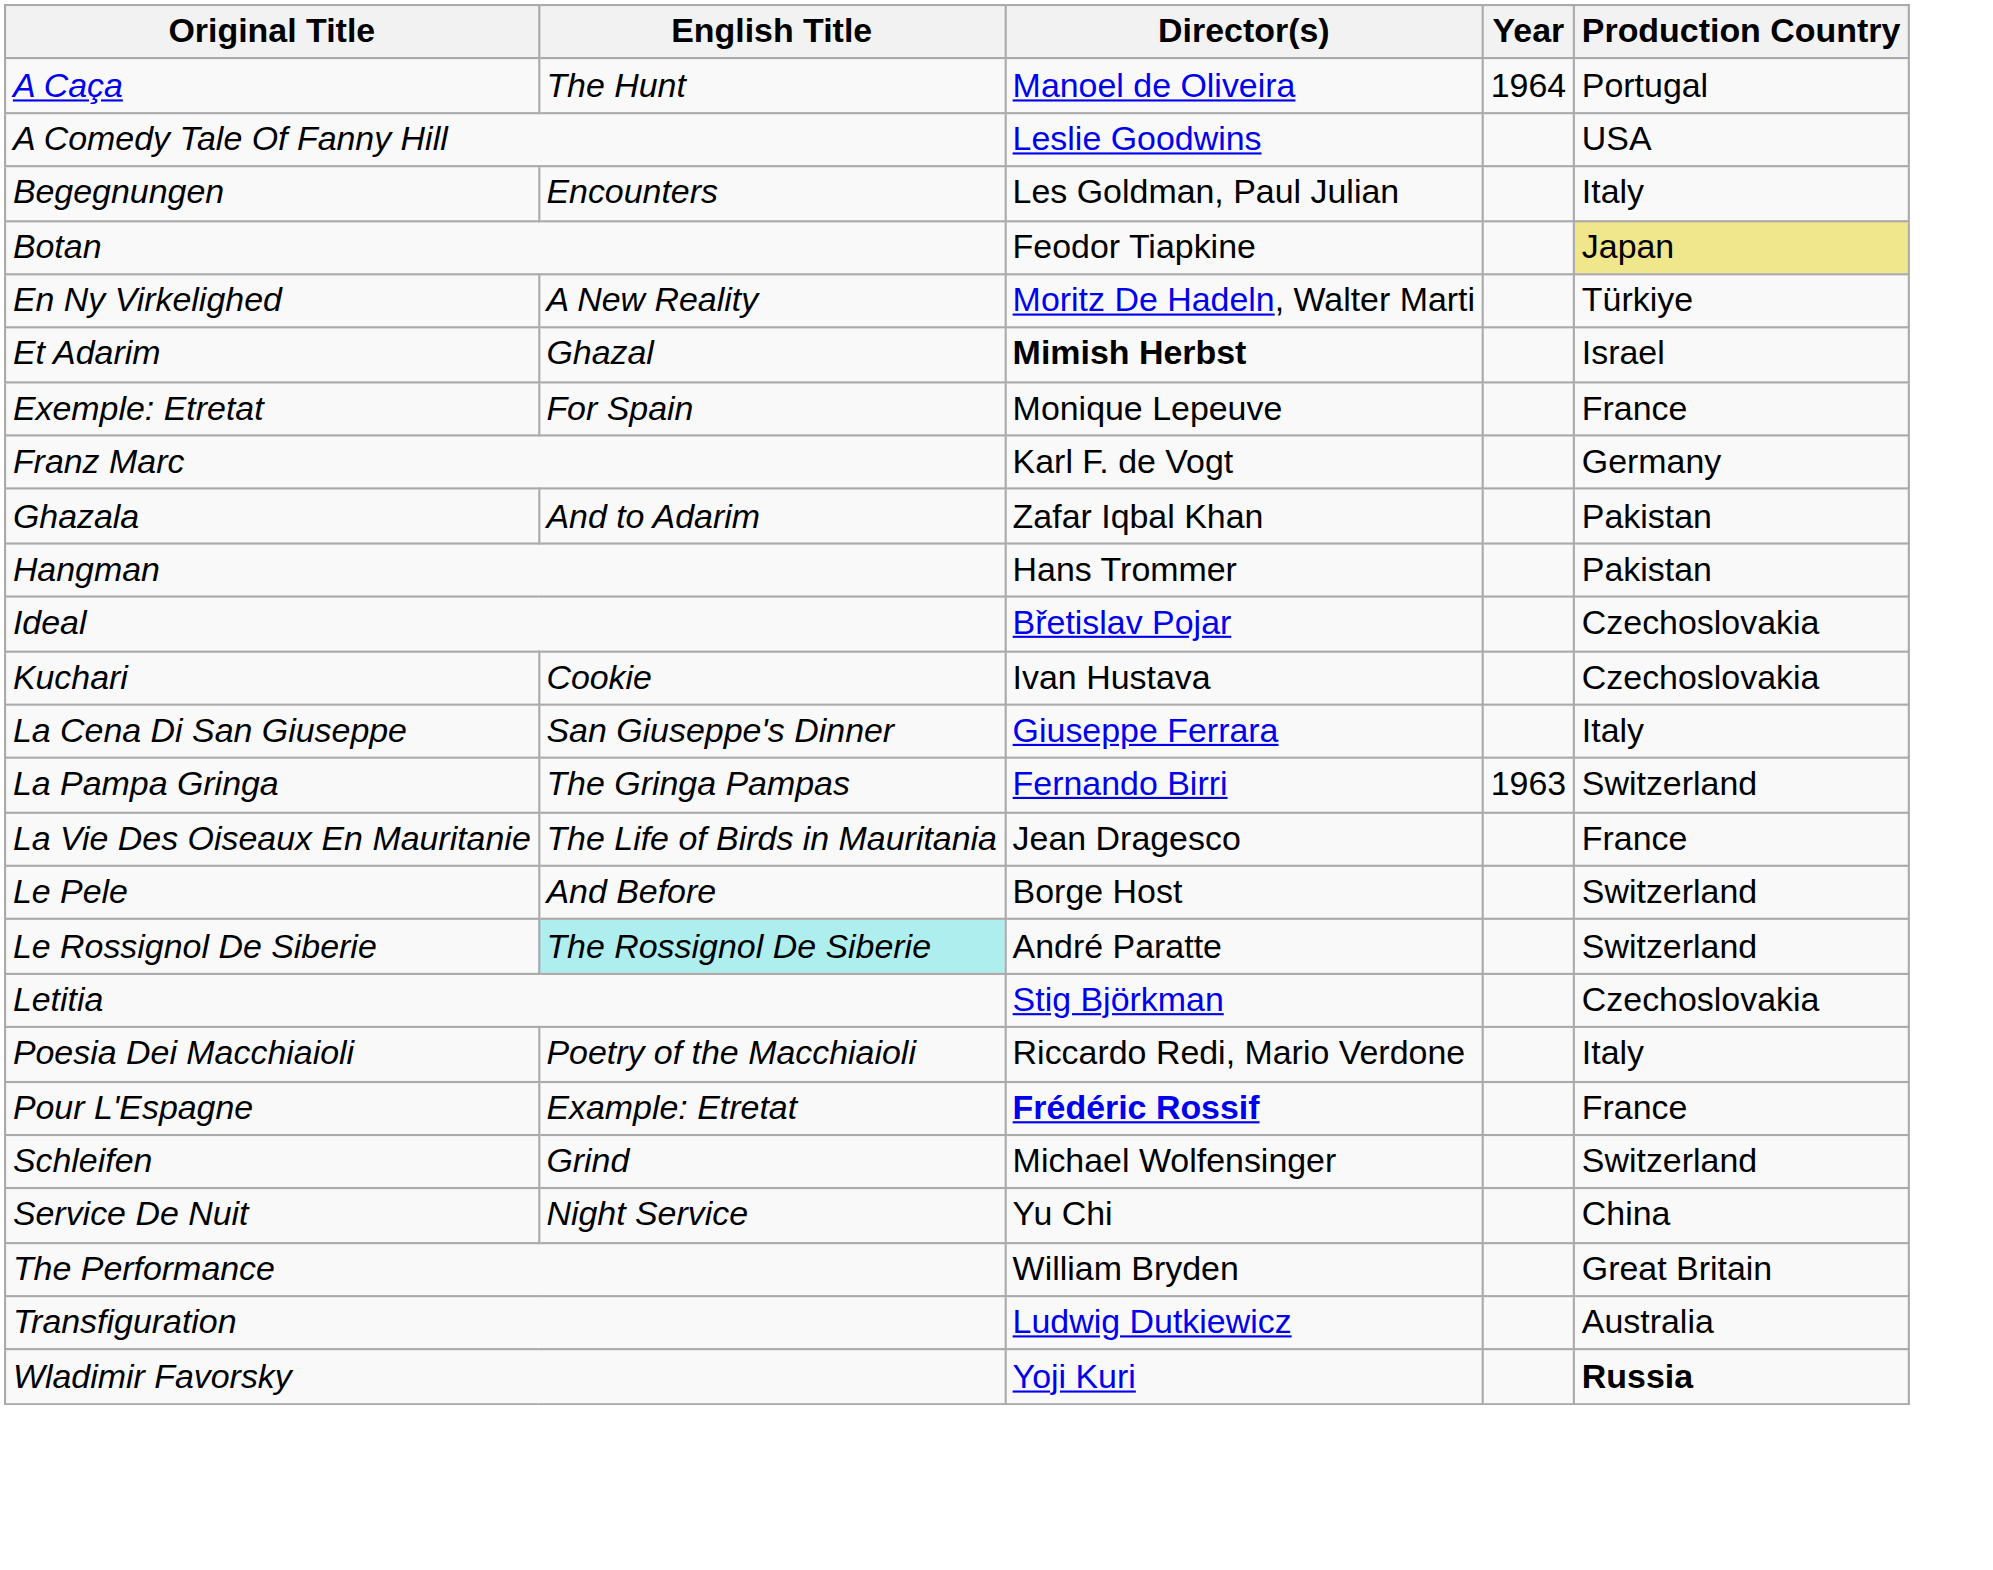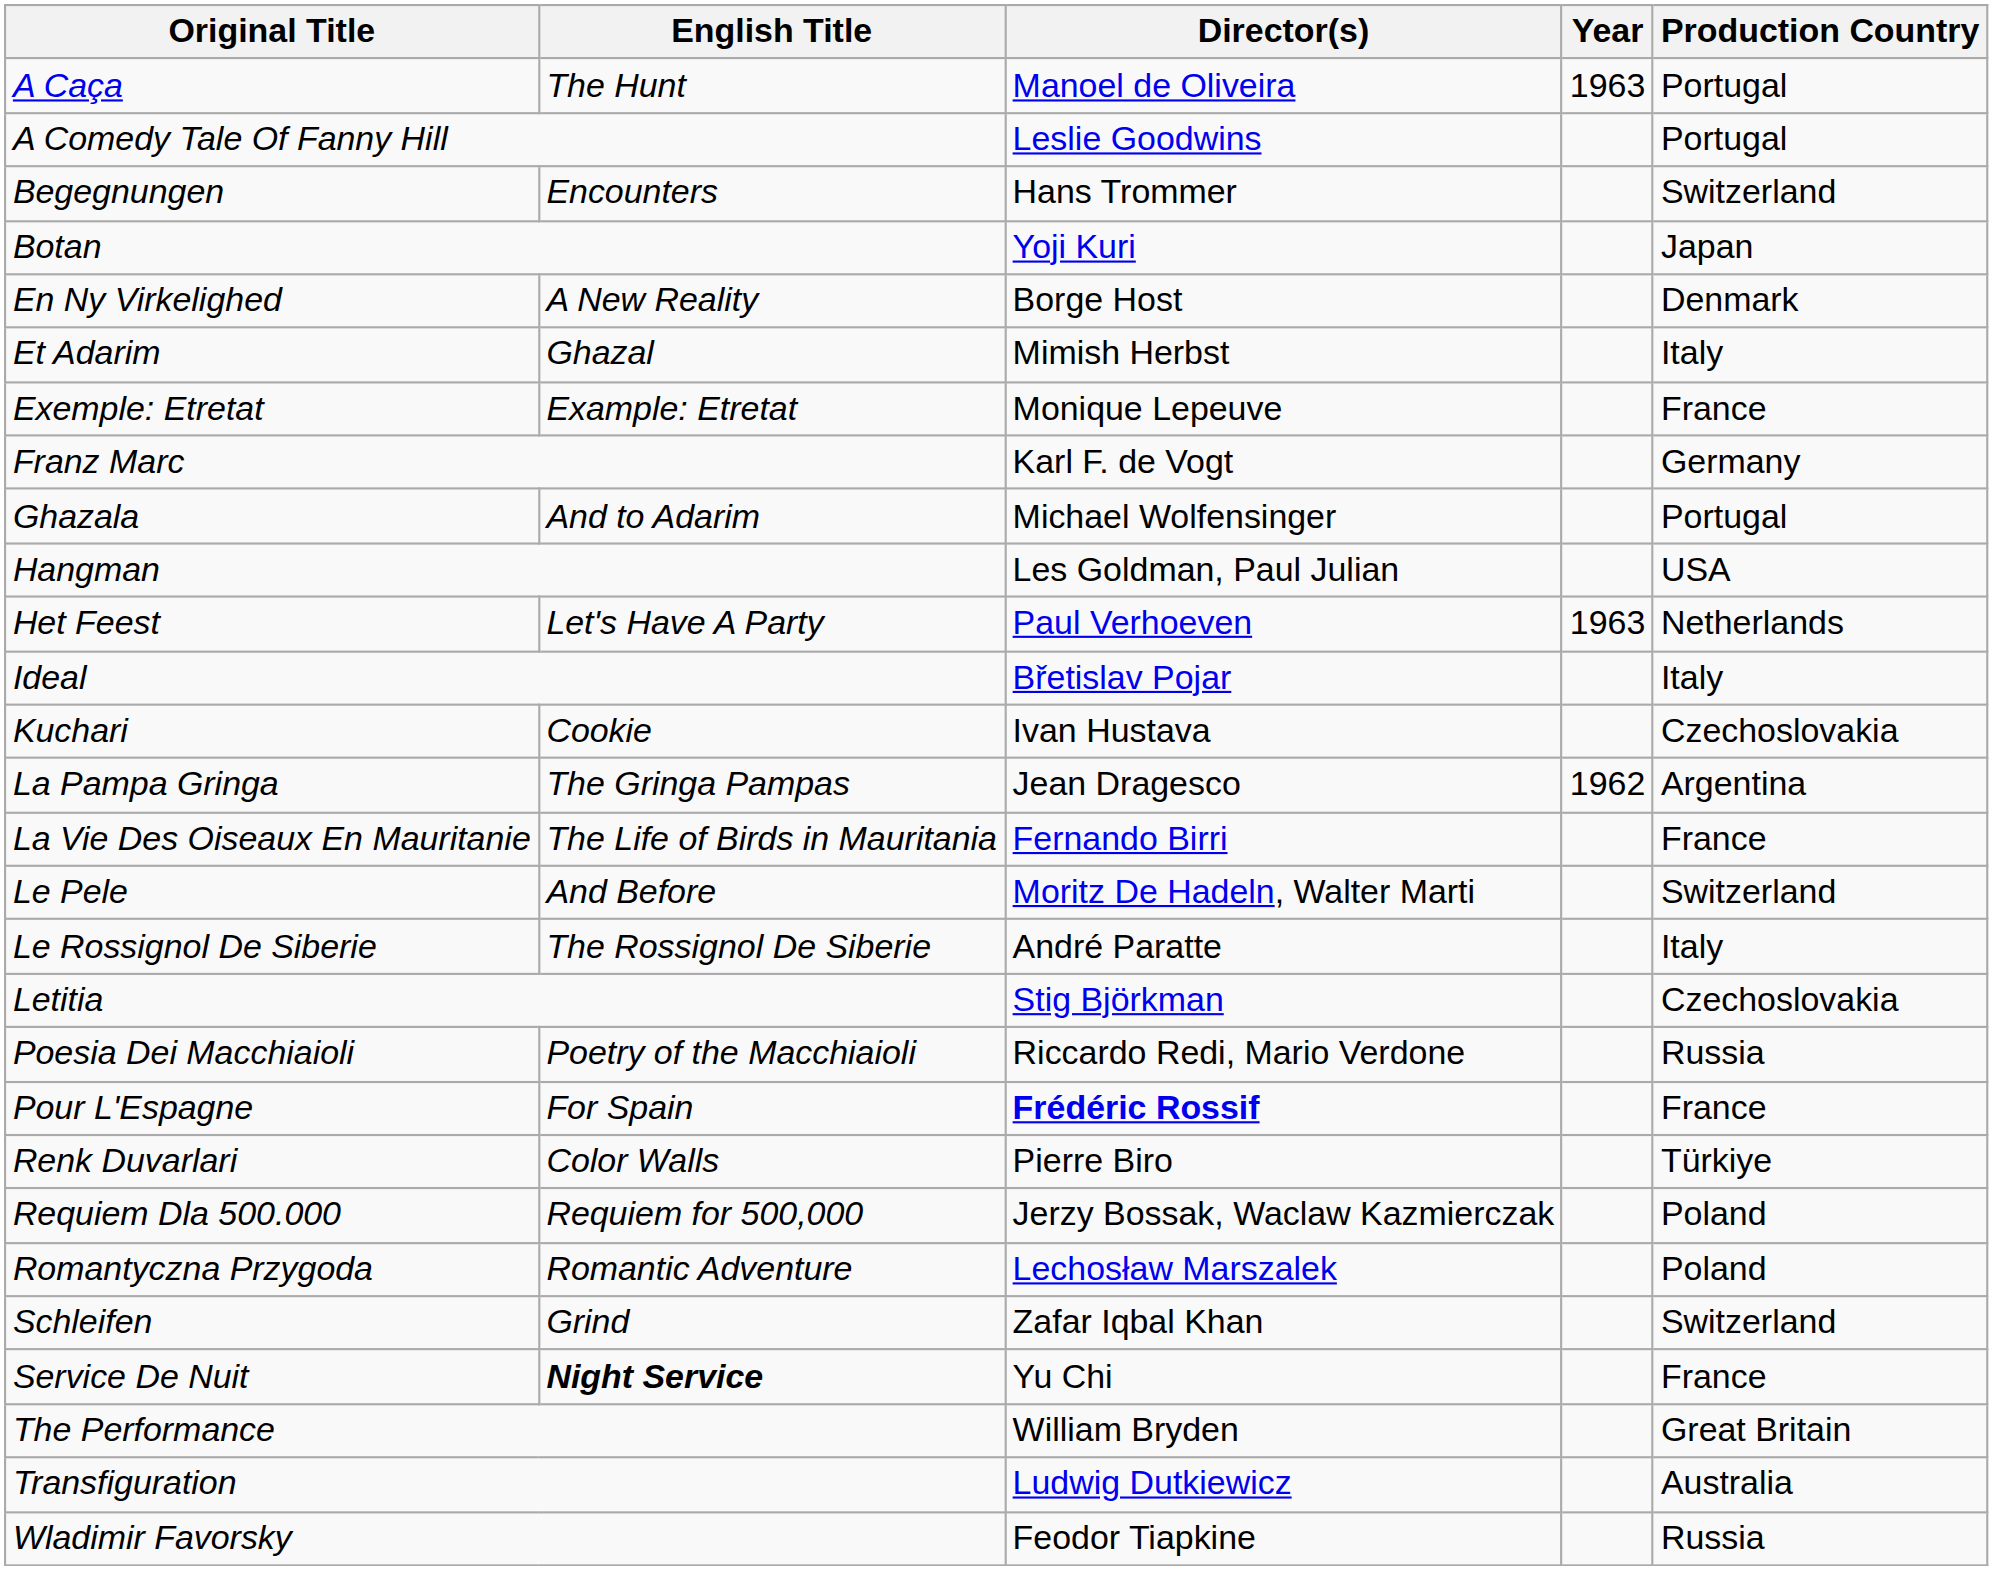(1528, 85) 1964 -> (1608, 85) 1963
(1617, 138) USA -> (1724, 138) Portugal
(1206, 192) Les Goldman, Paul Julian -> (1125, 192) Hans Trommer
(1613, 192) Italy -> (1749, 192) Switzerland
(1134, 246) Feodor Tiapkine -> (1074, 246) Yoji Kuri
(1628, 246) khaki background -> (1707, 246) no background
(1244, 300) Moritz De Hadeln, Walter Marti -> (1097, 300) Borge Host
(1637, 300) Türkiye -> (1730, 300) Denmark
(1129, 354) bold -> (1121, 354) normal
(1623, 354) Israel -> (1692, 354) Italy
(620, 407) For Spain -> (672, 407) Example: Etretat
(1138, 515) Zafar Iqbal Khan -> (1174, 515) Michael Wolfensinger
(1647, 515) Pakistan -> (1724, 515) Portugal
(1125, 569) Hans Trommer -> (1206, 569) Les Goldman, Paul Julian
(1647, 569) Pakistan -> (1696, 569) USA
+ row: (86, 623)
(1701, 623) Czechoslovakia -> (1692, 676) Italy
- row: (210, 730)
(1120, 784) Fernando Birri -> (1127, 784) Jean Dragesco
(1528, 784) 1963 -> (1608, 784) 1962
(1669, 784) Switzerland -> (1734, 784) Argentina
(1127, 838) Jean Dragesco -> (1120, 838) Fernando Birri
(1097, 892) Borge Host -> (1244, 892) Moritz De Hadeln, Walter Marti
(739, 945) paleturquoise background -> (739, 945) no background
(1669, 945) Switzerland -> (1692, 945) Italy
(1613, 1053) Italy -> (1713, 1053) Russia
(672, 1107) Example: Etretat -> (620, 1107) For Spain
+ row: (125, 1161)
+ row: (177, 1214)
+ row: (193, 1268)
(1174, 1161) Michael Wolfensinger -> (1138, 1322) Zafar Iqbal Khan
(647, 1214) normal -> (655, 1376) bold
(1626, 1214) China -> (1714, 1376) France
(1074, 1376) Yoji Kuri -> (1134, 1537) Feodor Tiapkine
(1637, 1376) bold -> (1713, 1537) normal
